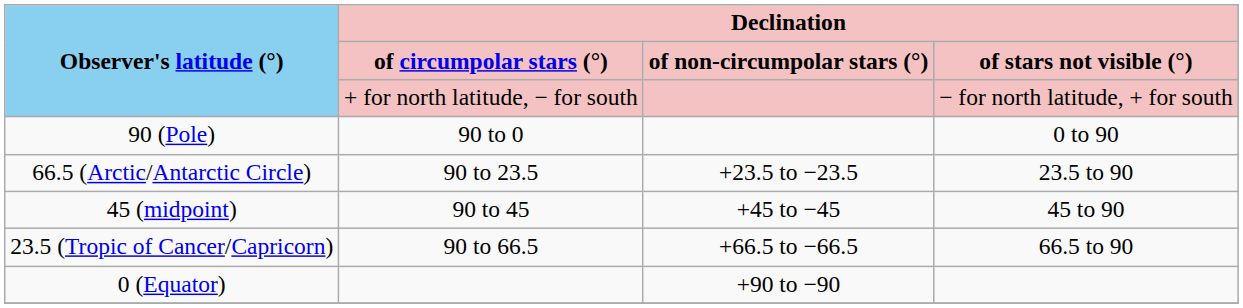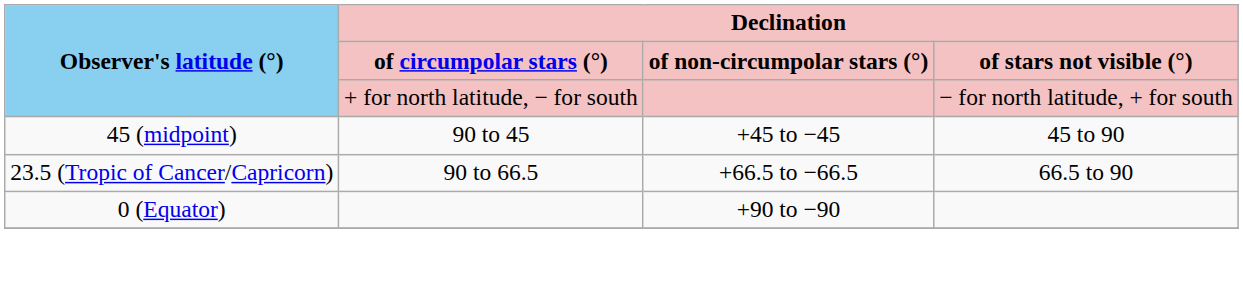- row: (491, 135)
- row: (491, 172)
